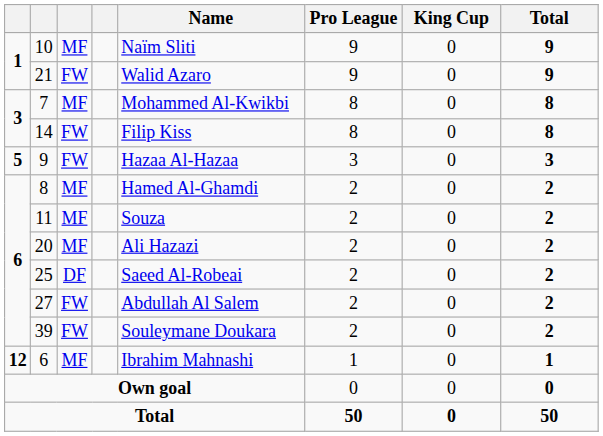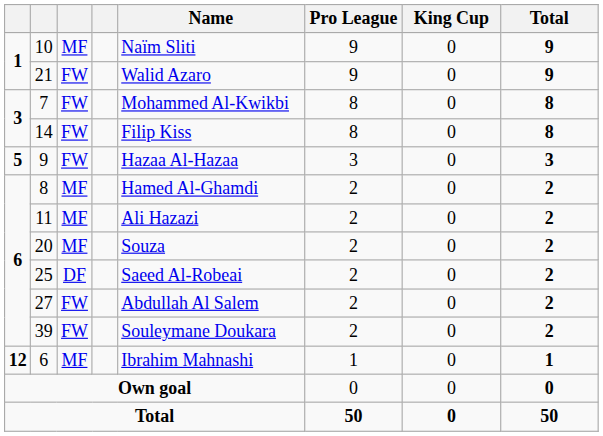(74, 103) MF -> (74, 103) FW
(143, 217) Souza -> (160, 217) Ali Hazazi
(160, 246) Ali Hazazi -> (143, 246) Souza
